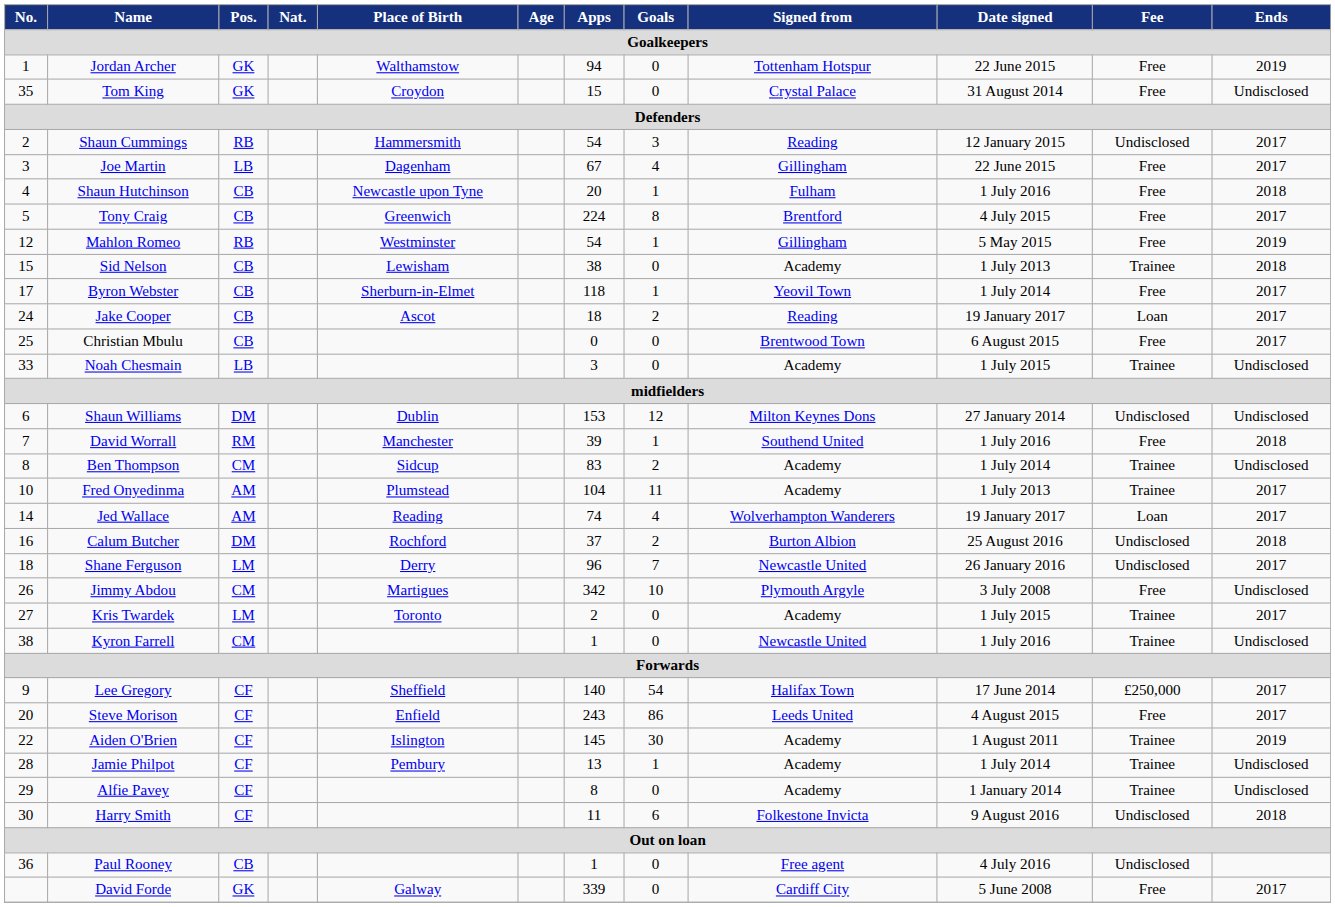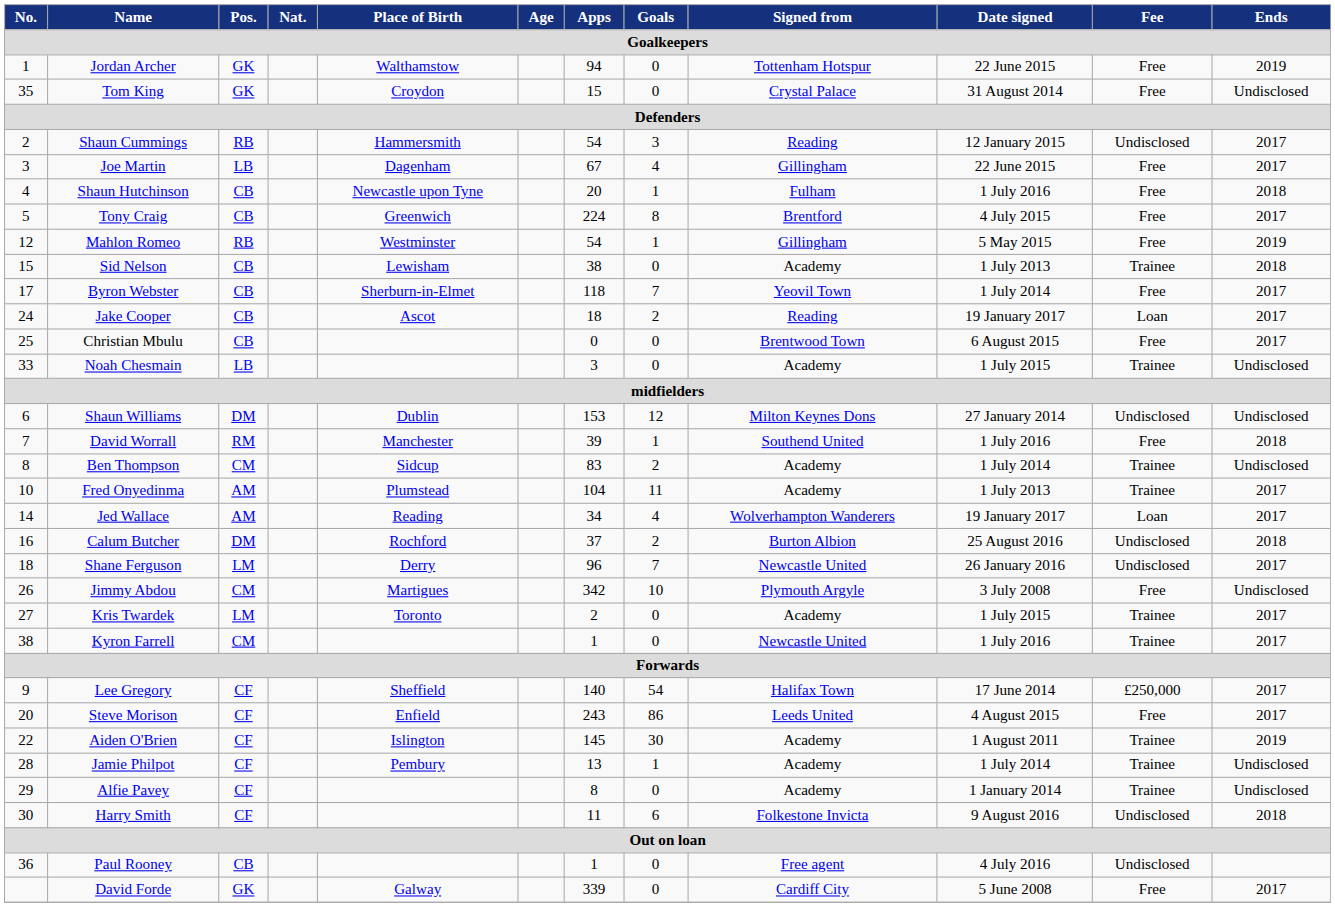(656, 291) 1 -> (656, 291) 7
(594, 516) 74 -> (594, 516) 34
(1271, 640) Undisclosed -> (1271, 640) 2017
